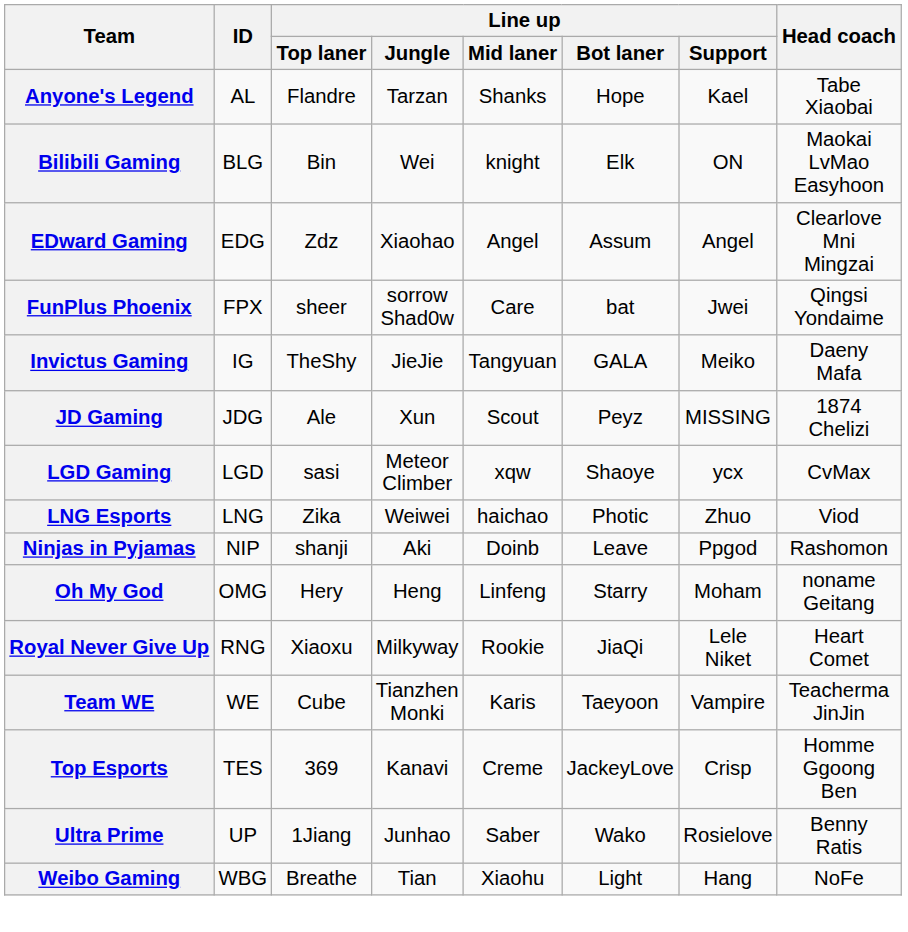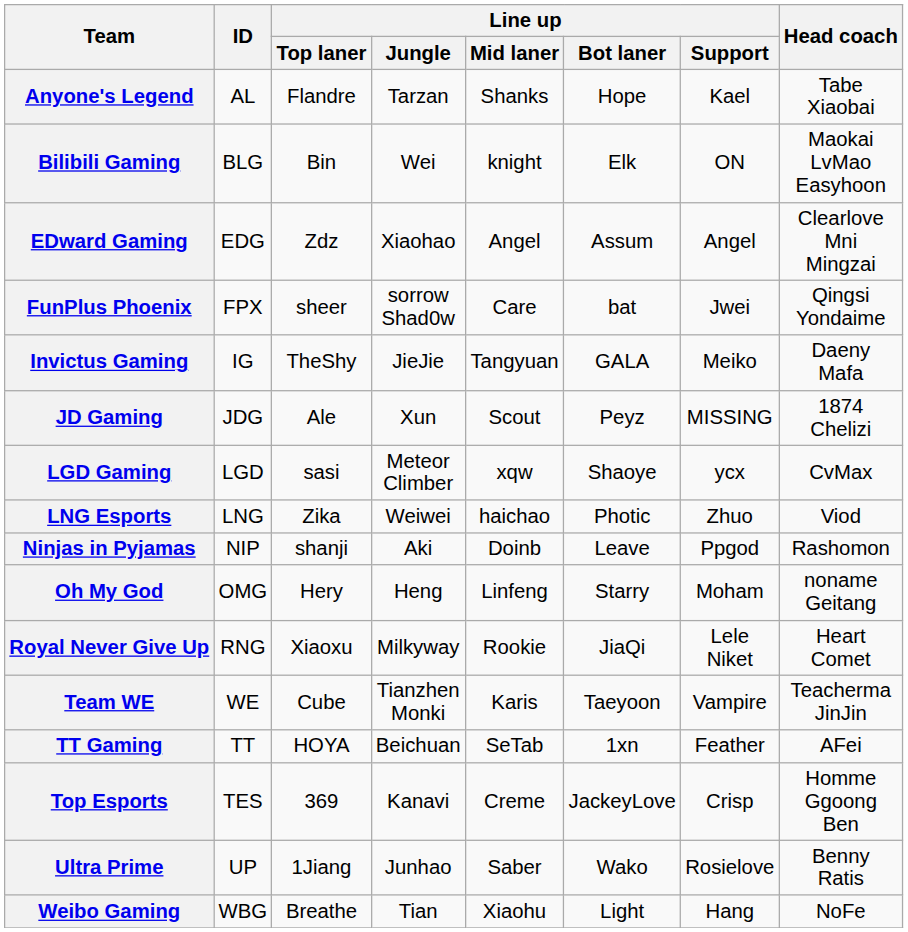+ row: (109, 746)
